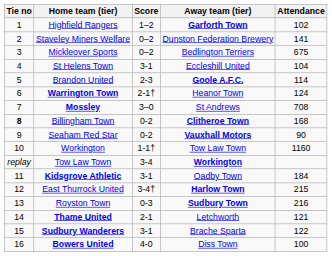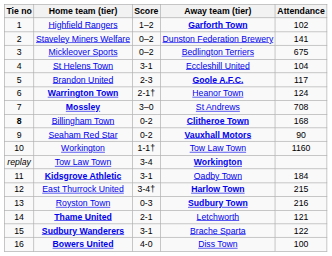(301, 79) 114 -> (301, 79) 117
